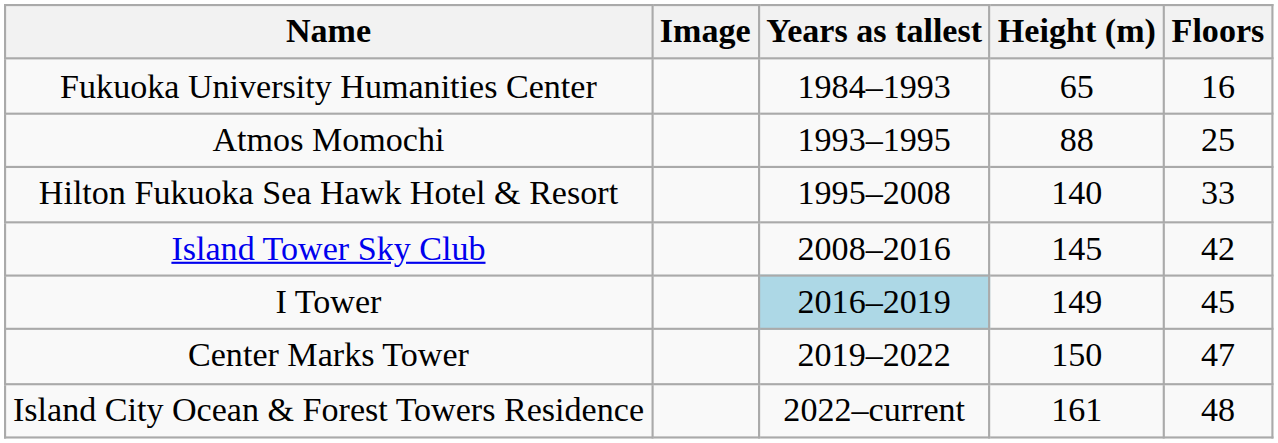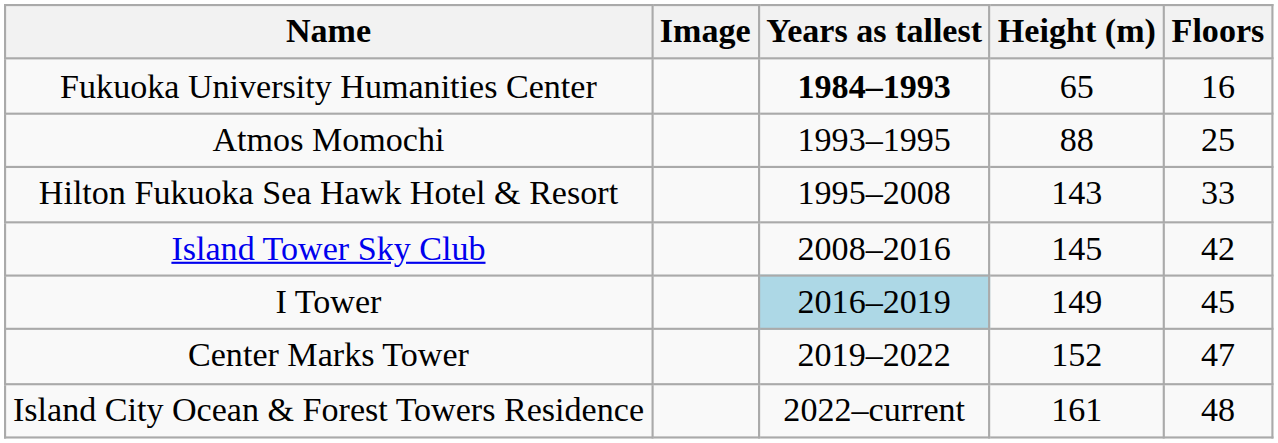(874, 85) normal -> (874, 85) bold
(1077, 193) 140 -> (1077, 193) 143
(1077, 355) 150 -> (1077, 355) 152
